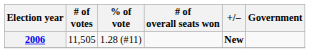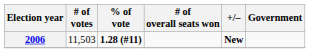(82, 39) 11,505 -> (82, 39) 11,503
(121, 39) normal -> (121, 39) bold
